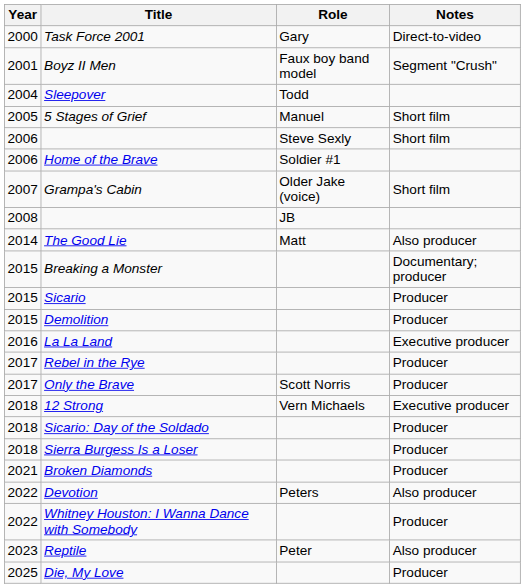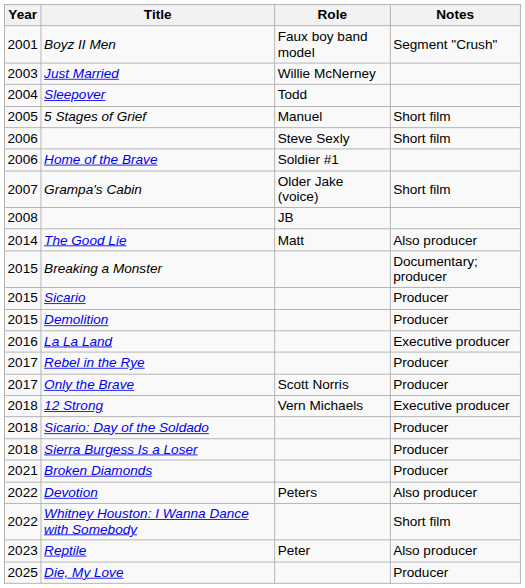- row: (23, 36)
+ row: (23, 73)
(420, 521) Producer -> (422, 521) Short film
